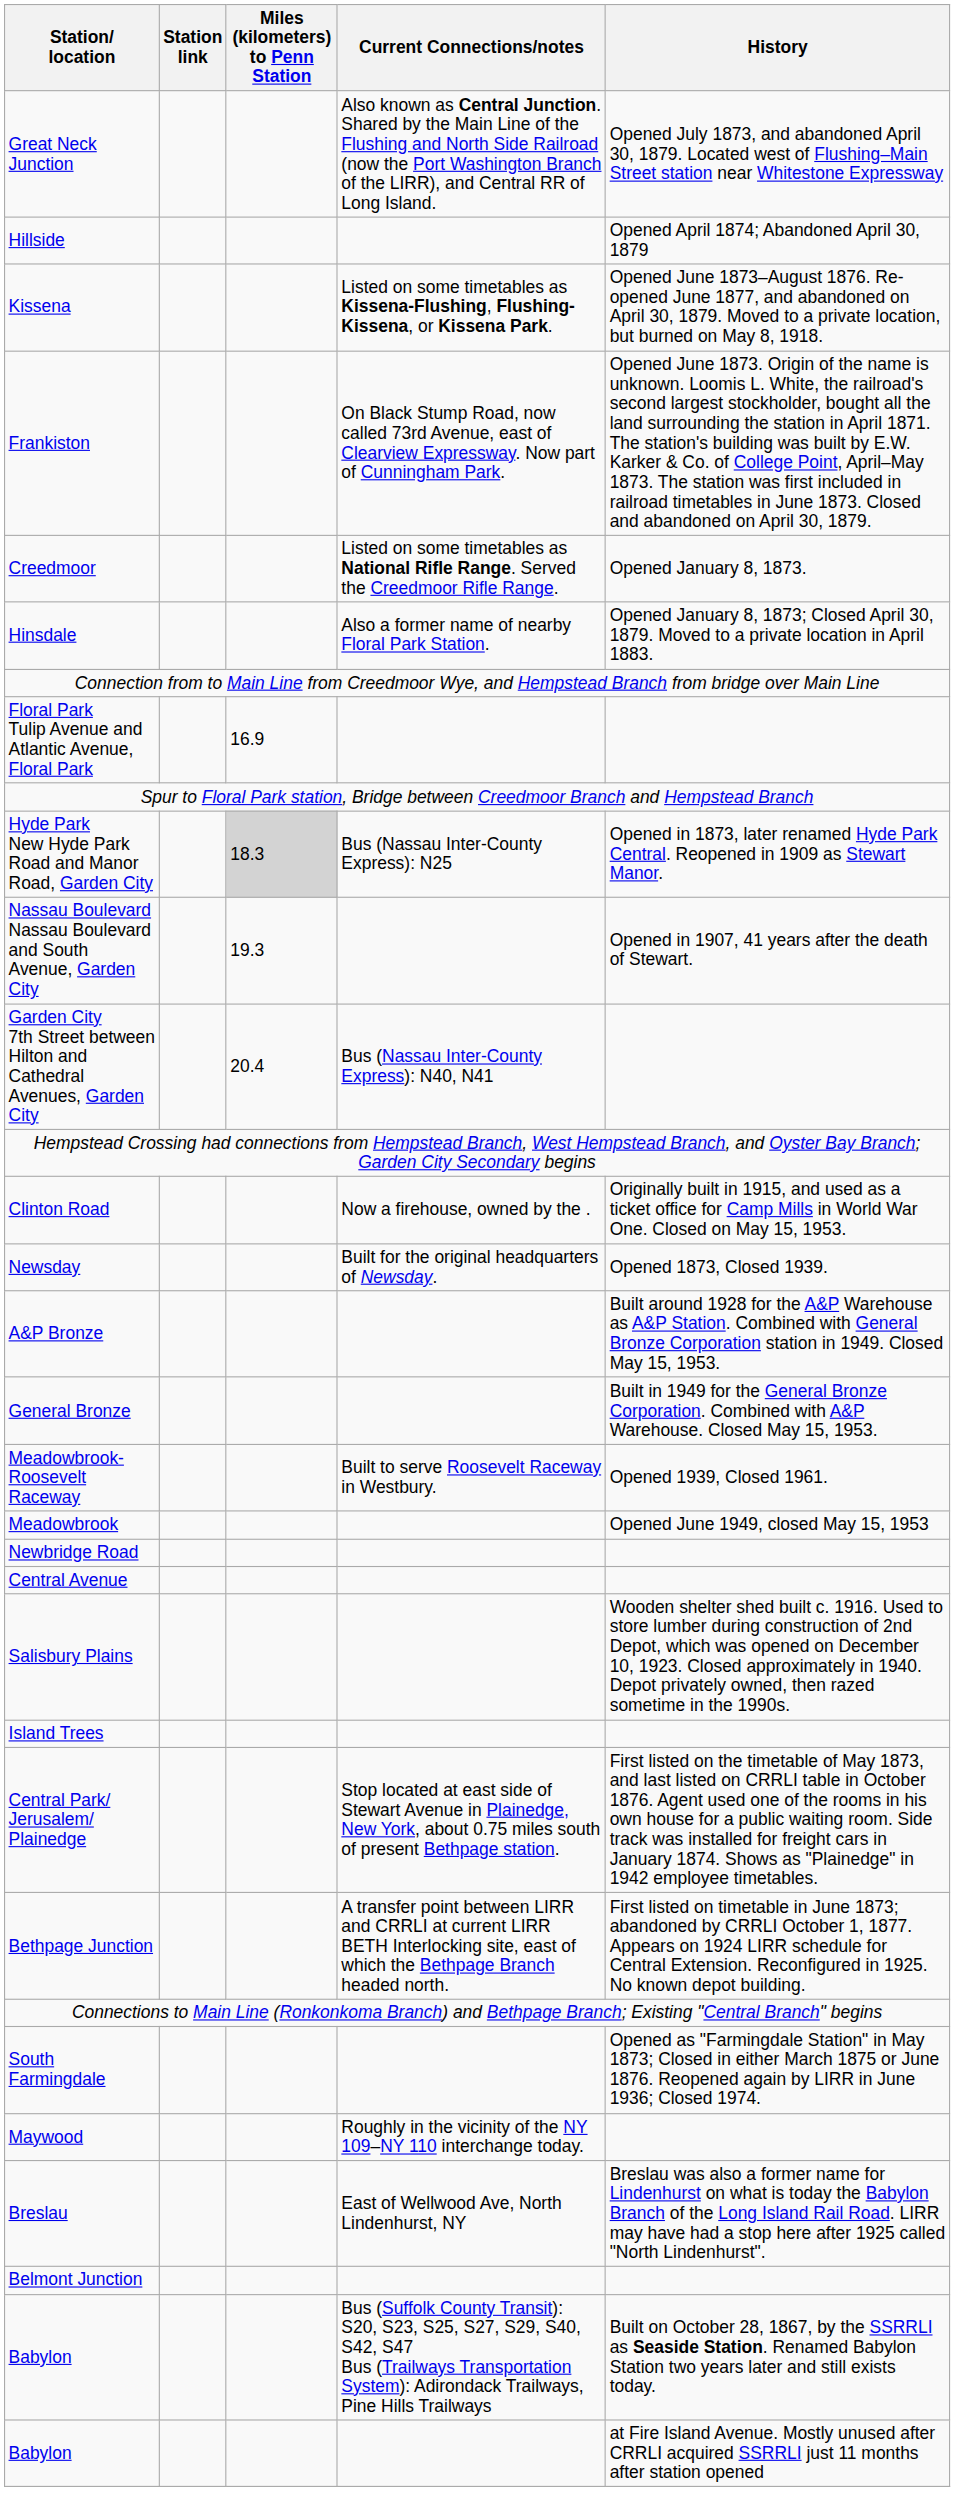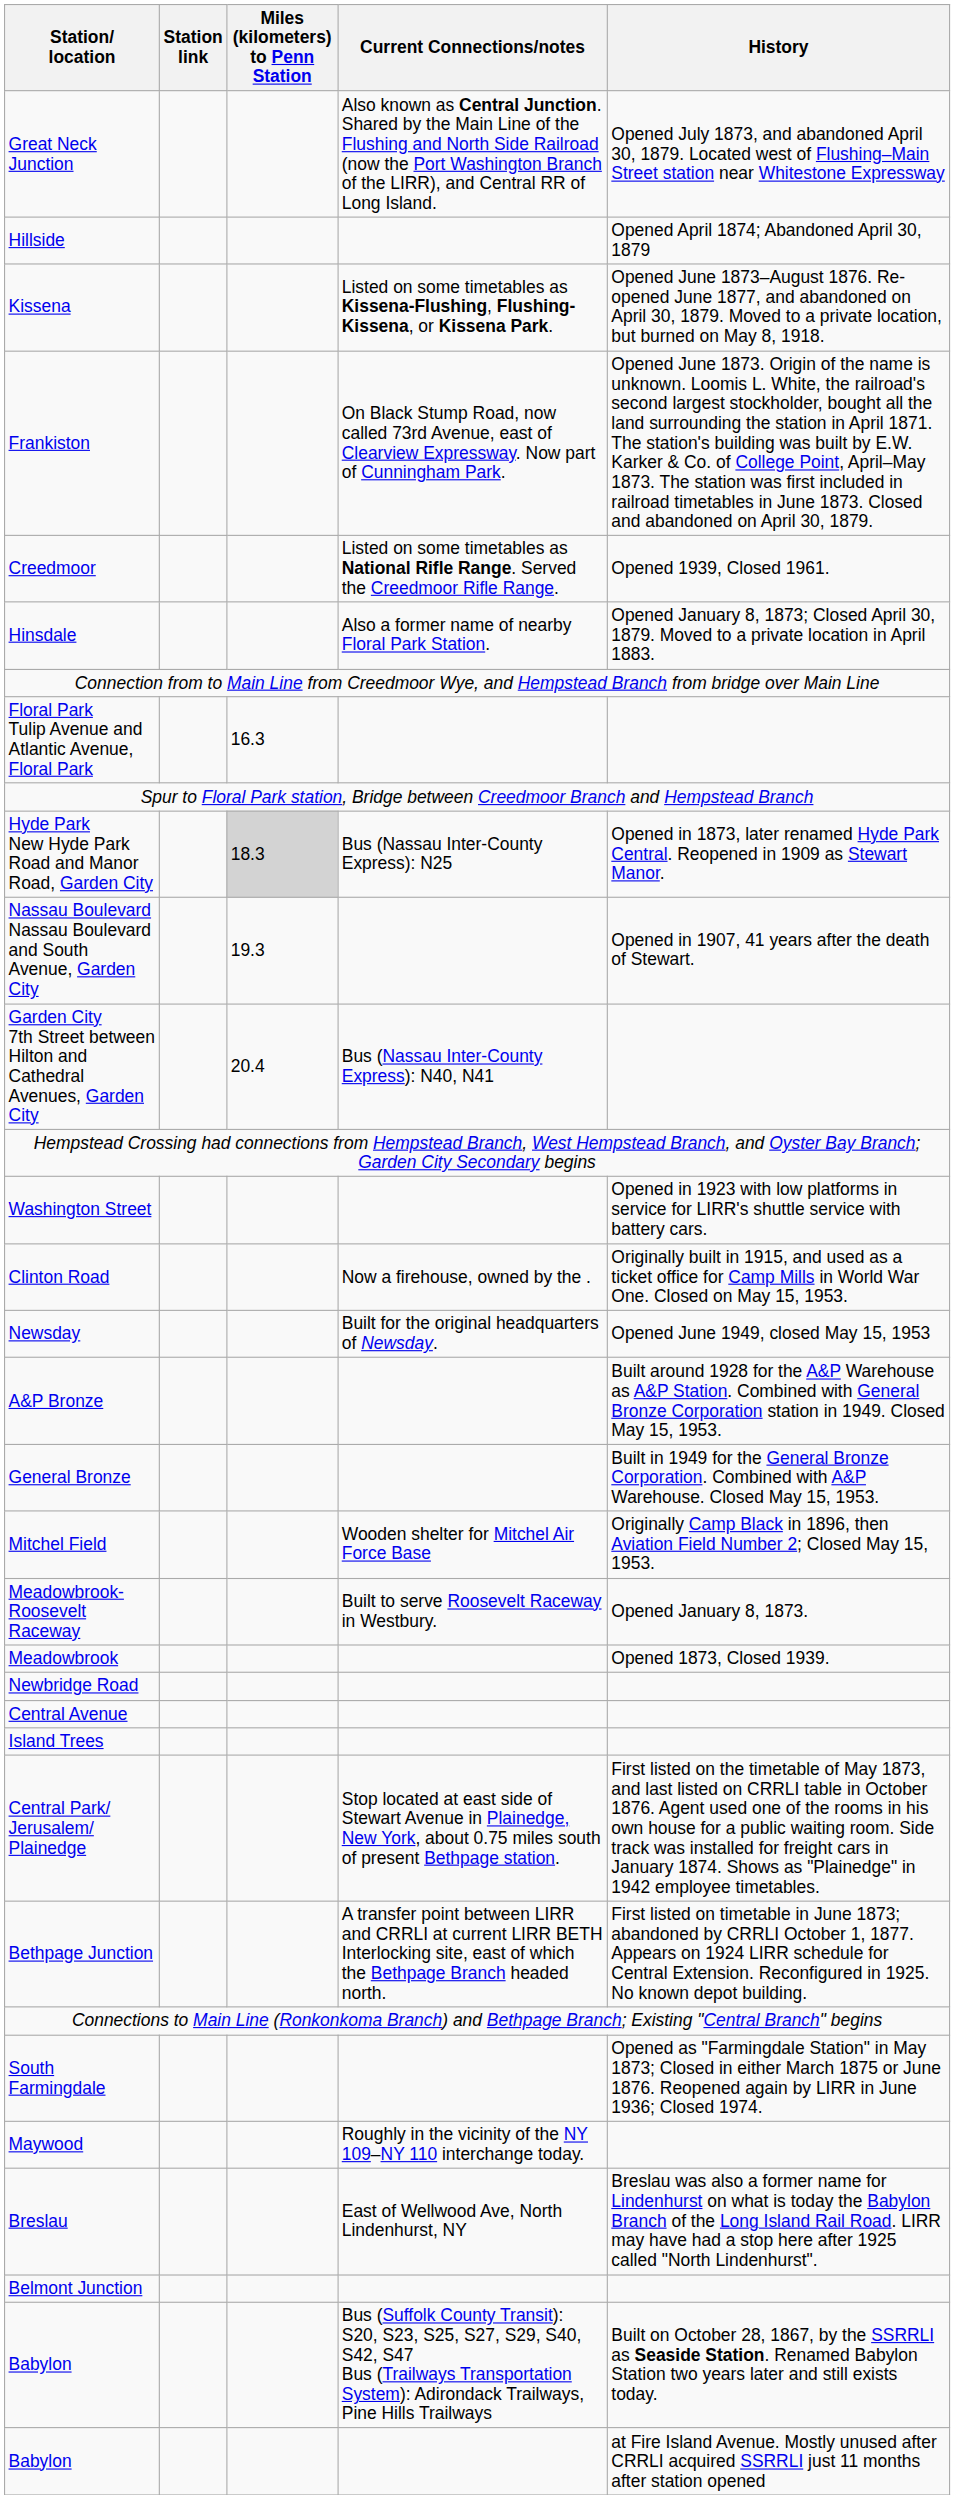(708, 568) Opened January 8, 1873. -> (720, 568) Opened 1939, Closed 1961.
(247, 739) 16.9 -> (248, 739) 16.3
+ row: (80, 1209)
(719, 1267) Opened 1873, Closed 1939. -> (771, 1333) Opened June 1949, closed May 15, 1953
+ row: (58, 1544)
(719, 1477) Opened 1939, Closed 1961. -> (710, 1611) Opened January 8, 1873.
(769, 1524) Opened June 1949, closed May 15, 1953 -> (720, 1658) Opened 1873, Closed 1939.
- row: (71, 1656)
